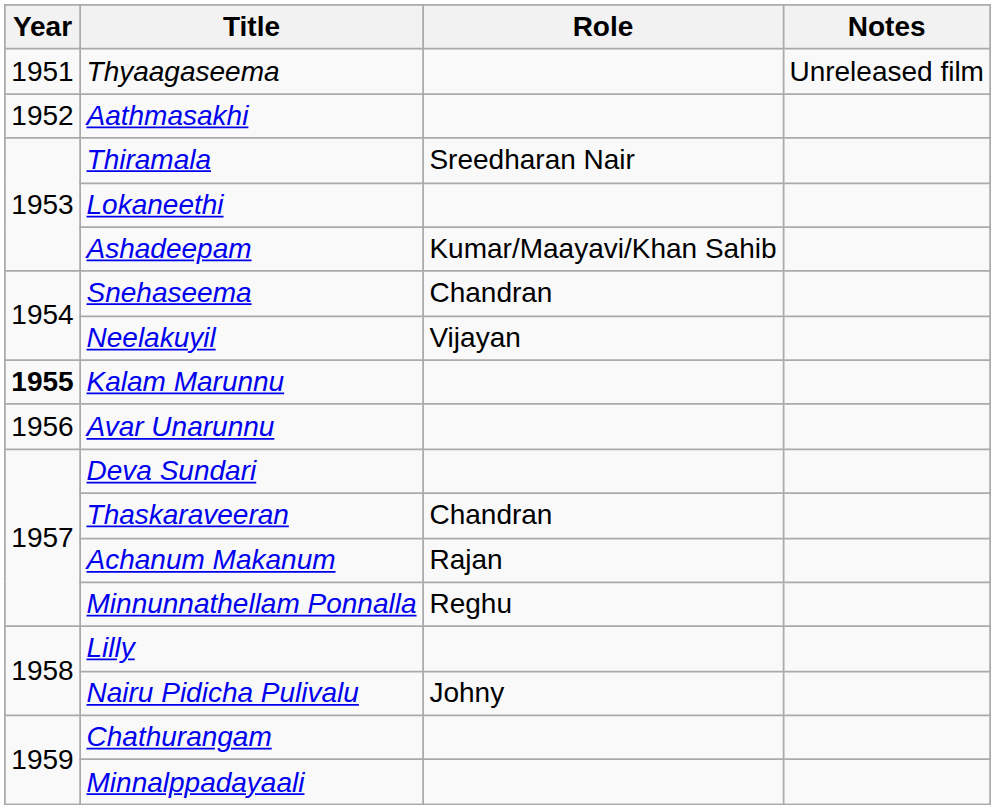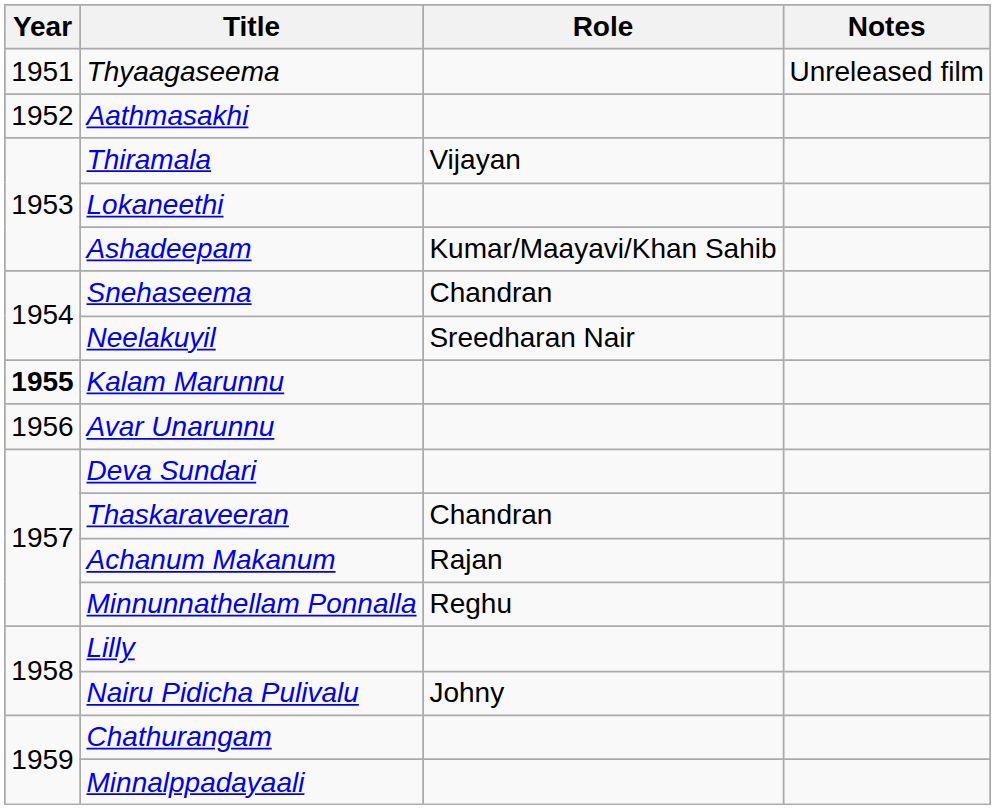(532, 159) Sreedharan Nair -> (475, 159) Vijayan
(475, 337) Vijayan -> (532, 337) Sreedharan Nair
